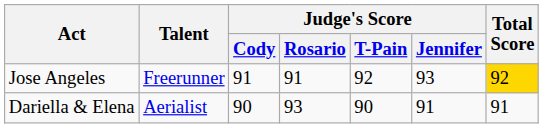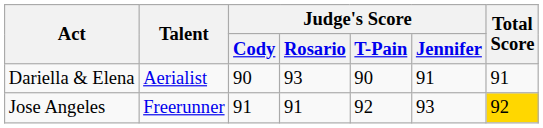rows swapped: (72, 107) <-> (57, 78)
